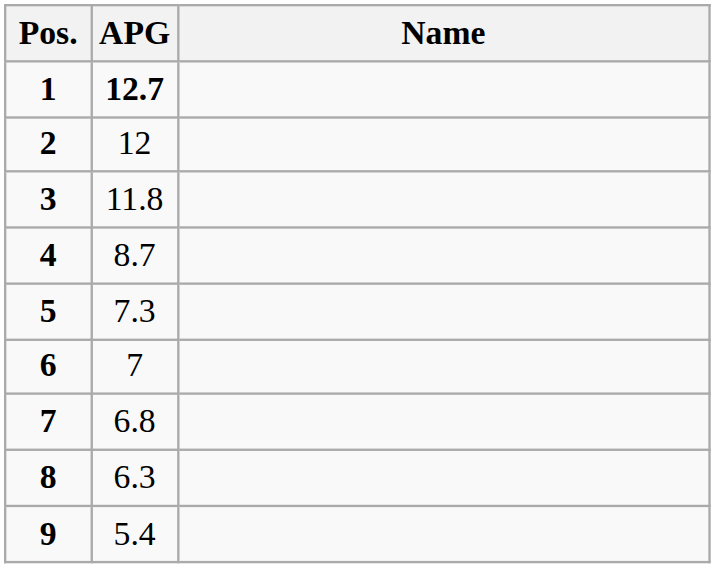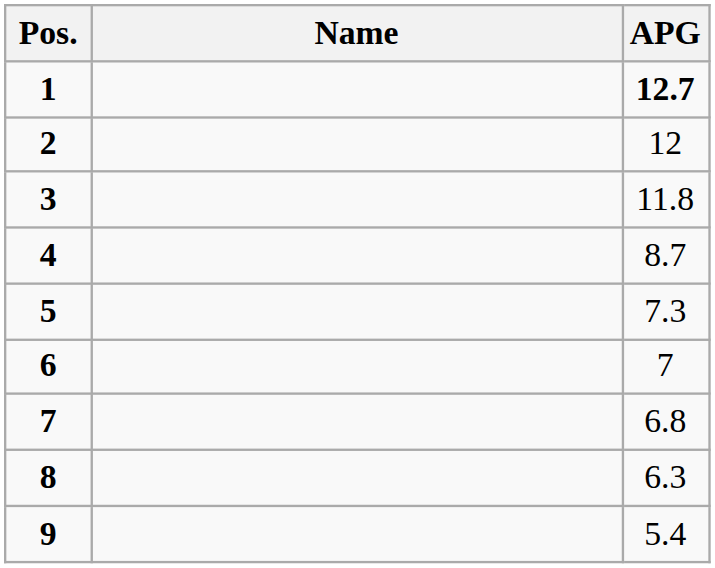columns swapped: (443, 32) <-> (135, 32)
